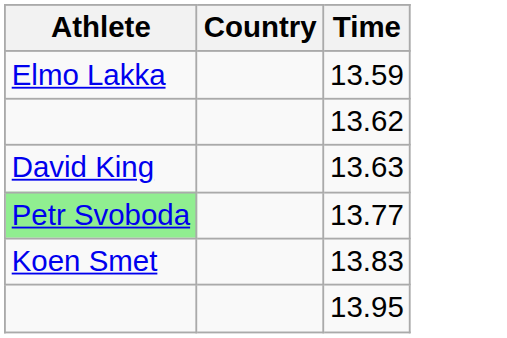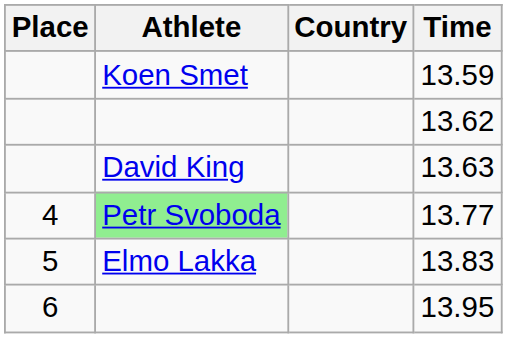+ column: (50, 27)
(89, 74) Elmo Lakka -> (175, 74) Koen Smet
(85, 261) Koen Smet -> (179, 261) Elmo Lakka
